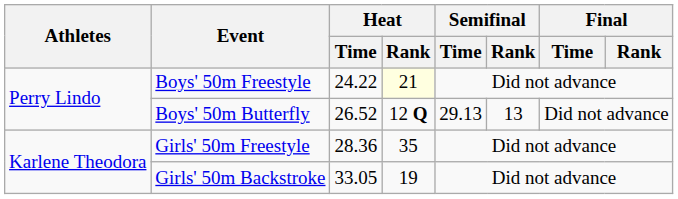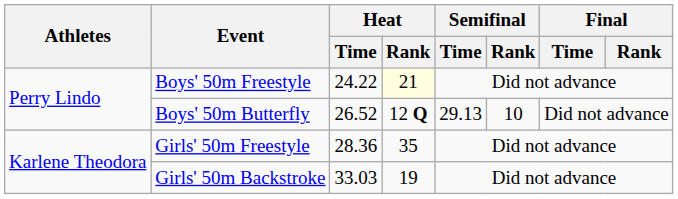(513, 114) 13 -> (513, 114) 10
(356, 177) 33.05 -> (356, 177) 33.03
